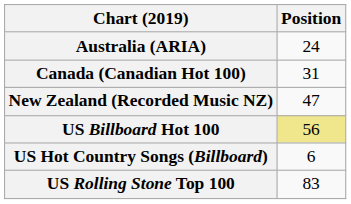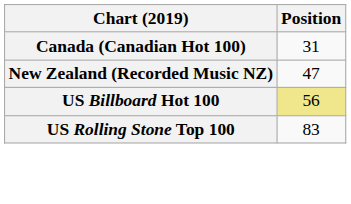- row: (141, 45)
- row: (141, 156)
